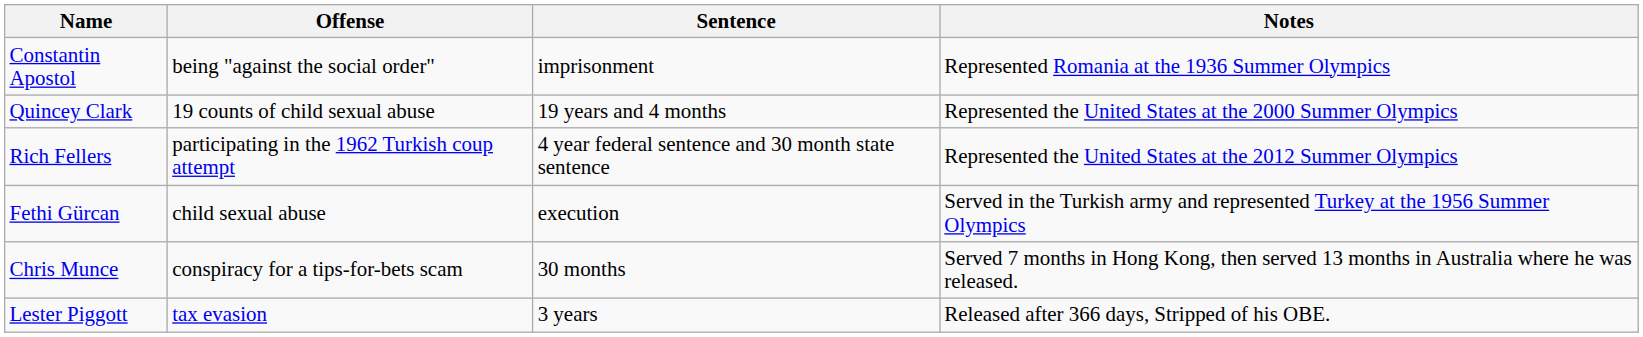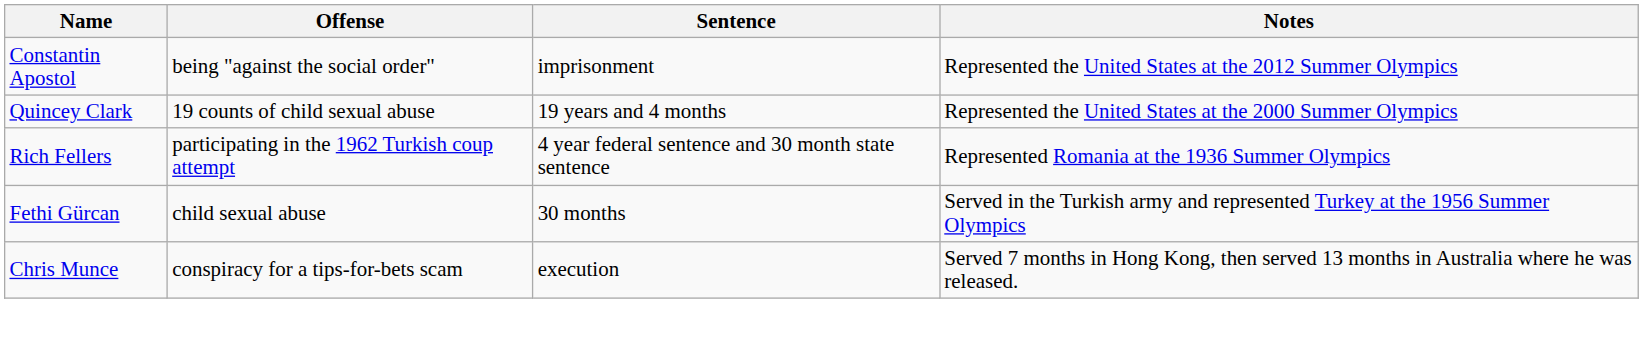(1167, 66) Represented Romania at the 1936 Summer Olympics -> (1201, 66) Represented the United States at the 2012 Summer Olympics
(1201, 156) Represented the United States at the 2012 Summer Olympics -> (1167, 156) Represented Romania at the 1936 Summer Olympics
(578, 213) execution -> (582, 213) 30 months
(582, 269) 30 months -> (578, 269) execution
- row: (69, 314)
